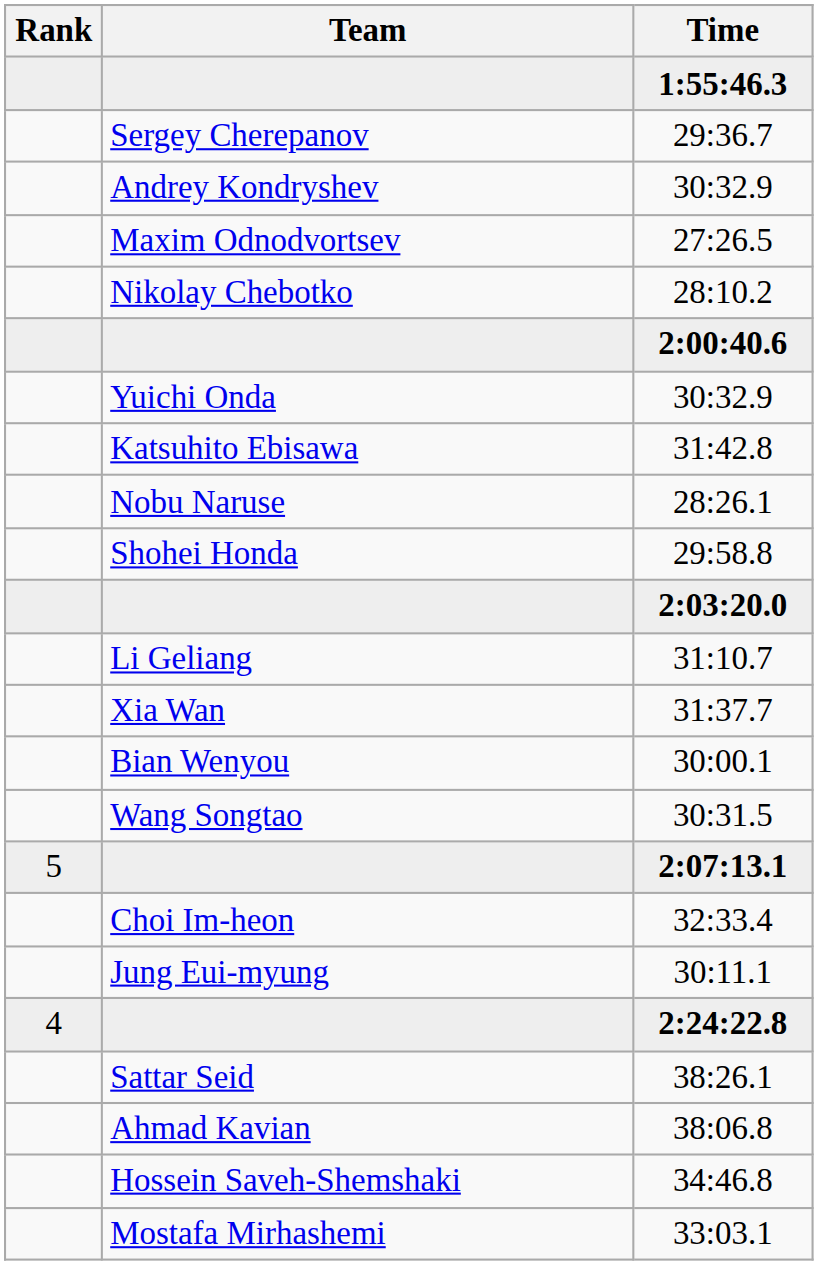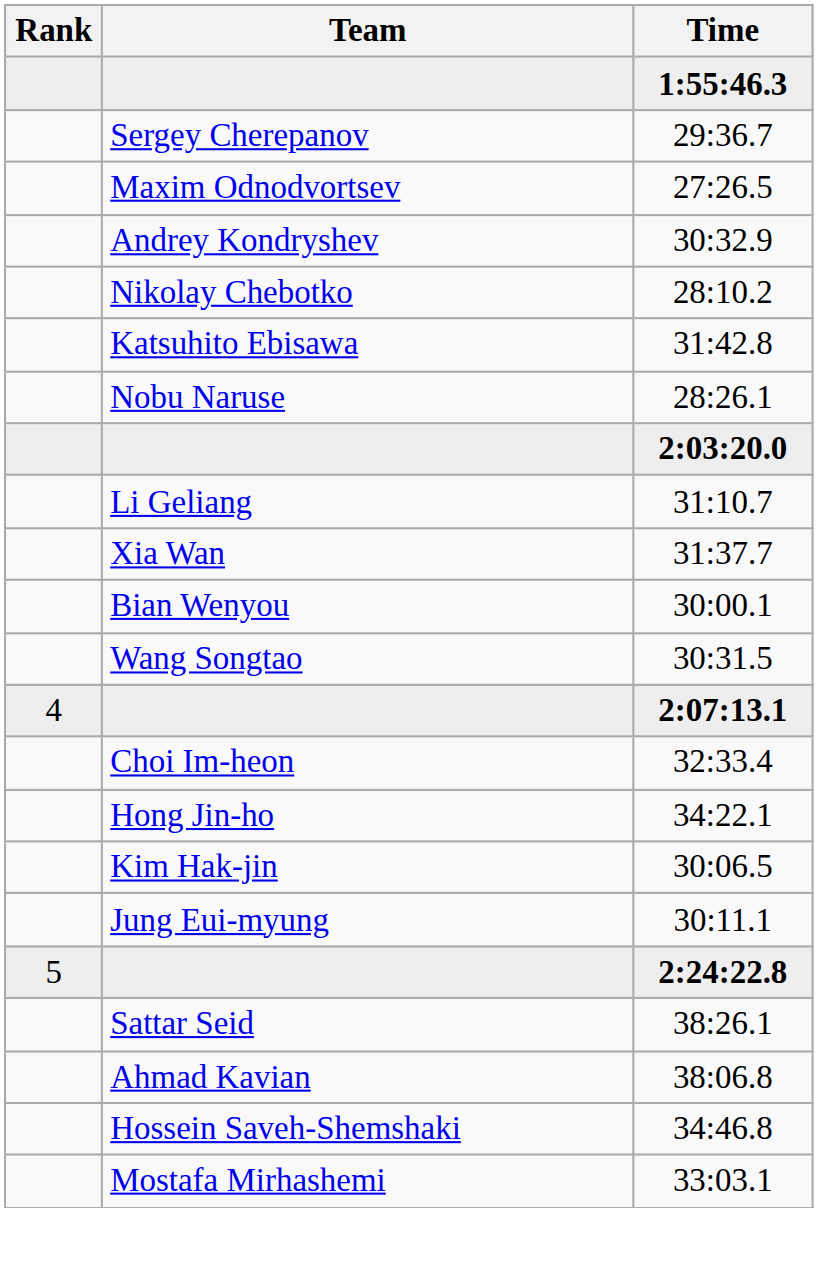rows swapped: (244, 187) <-> (255, 239)
- row: (368, 345)
- row: (193, 396)
- row: (204, 553)
(54, 866) 5 -> (54, 710) 4
+ row: (192, 814)
+ row: (194, 866)
(54, 1023) 4 -> (54, 971) 5
